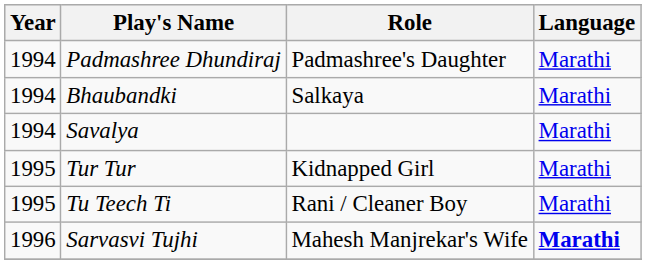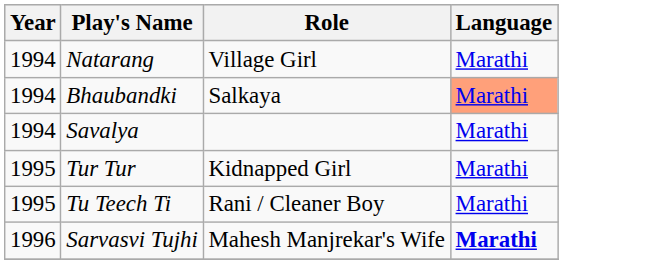+ row: (110, 58)
- row: (174, 58)
(575, 95) no background -> (492, 95) lightsalmon background
